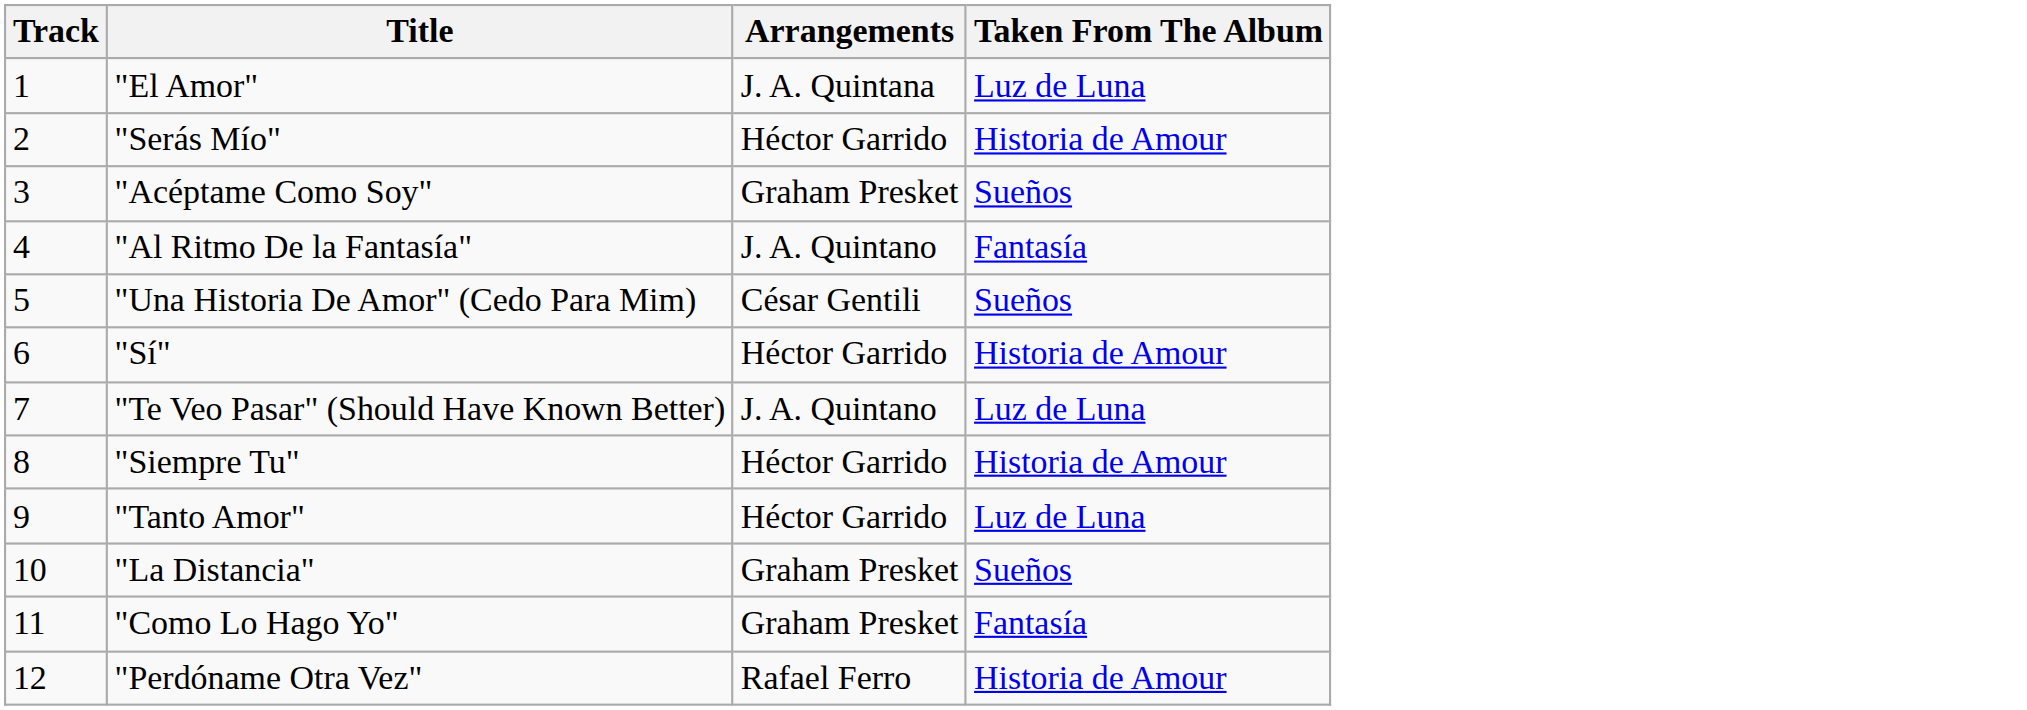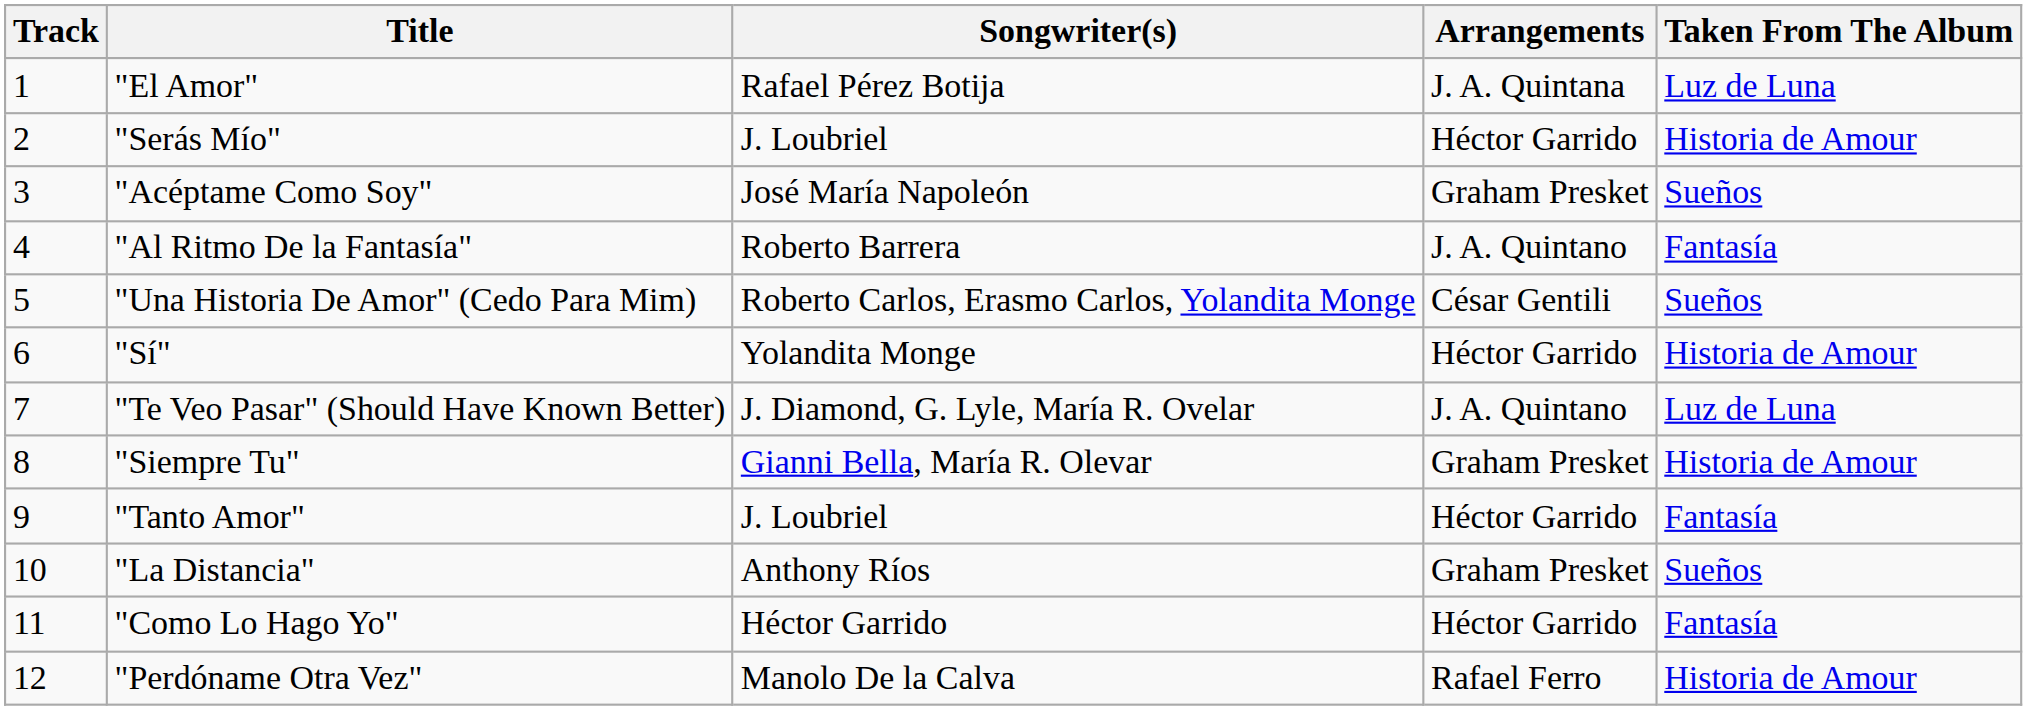+ column: (1078, 31)
(844, 461) Héctor Garrido -> (1540, 461) Graham Presket
(1060, 515) Luz de Luna -> (1721, 515) Fantasía
(850, 623) Graham Presket -> (1534, 623) Héctor Garrido
